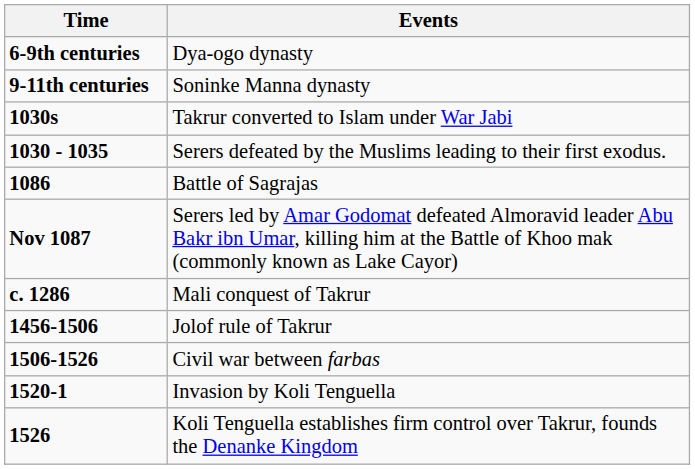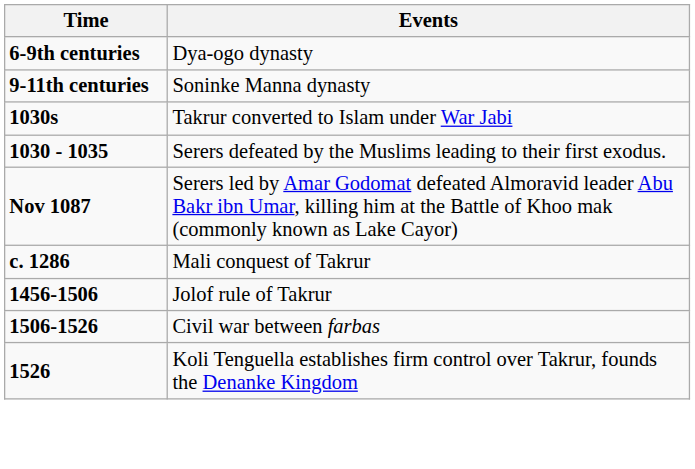- row: (245, 183)
- row: (284, 391)
